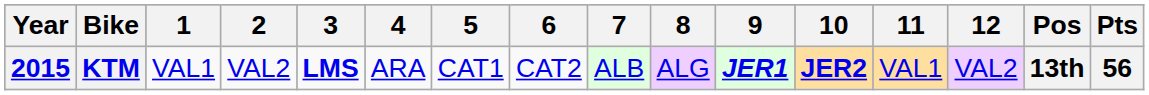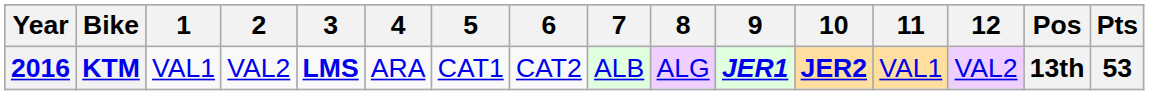(40, 67) 2015 -> (40, 67) 2016
(1117, 67) 56 -> (1117, 67) 53
